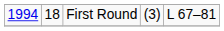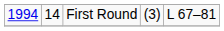(52, 15) 18 -> (52, 15) 14
